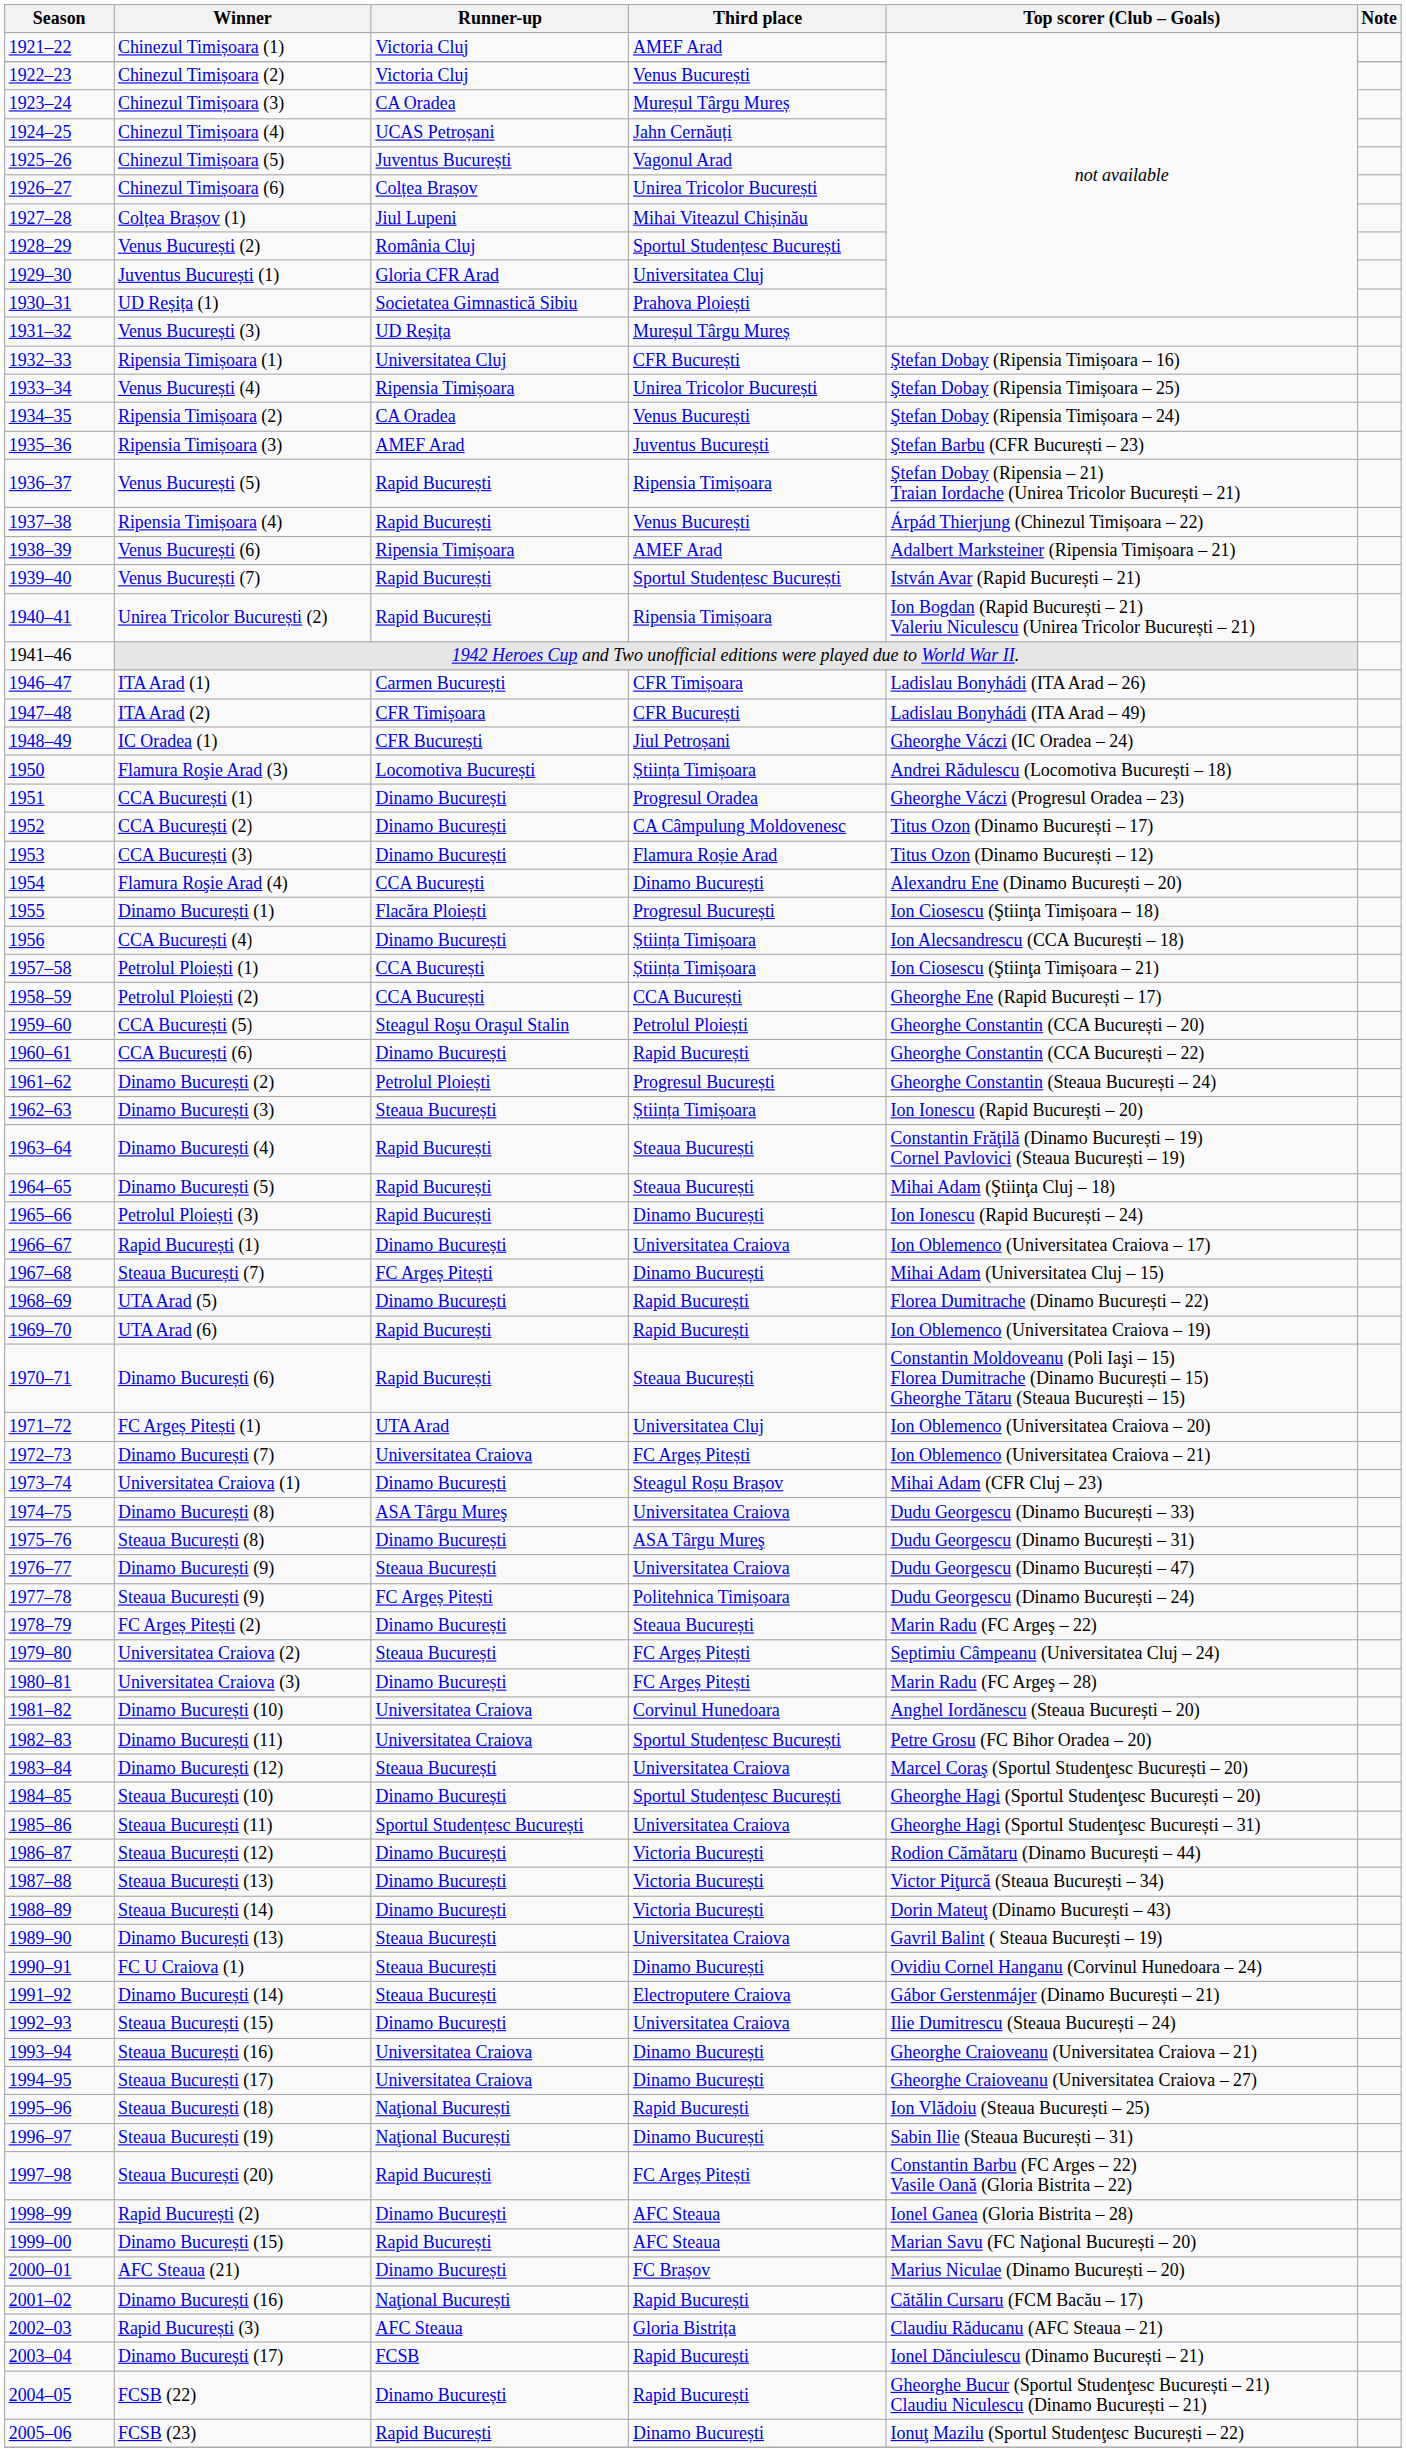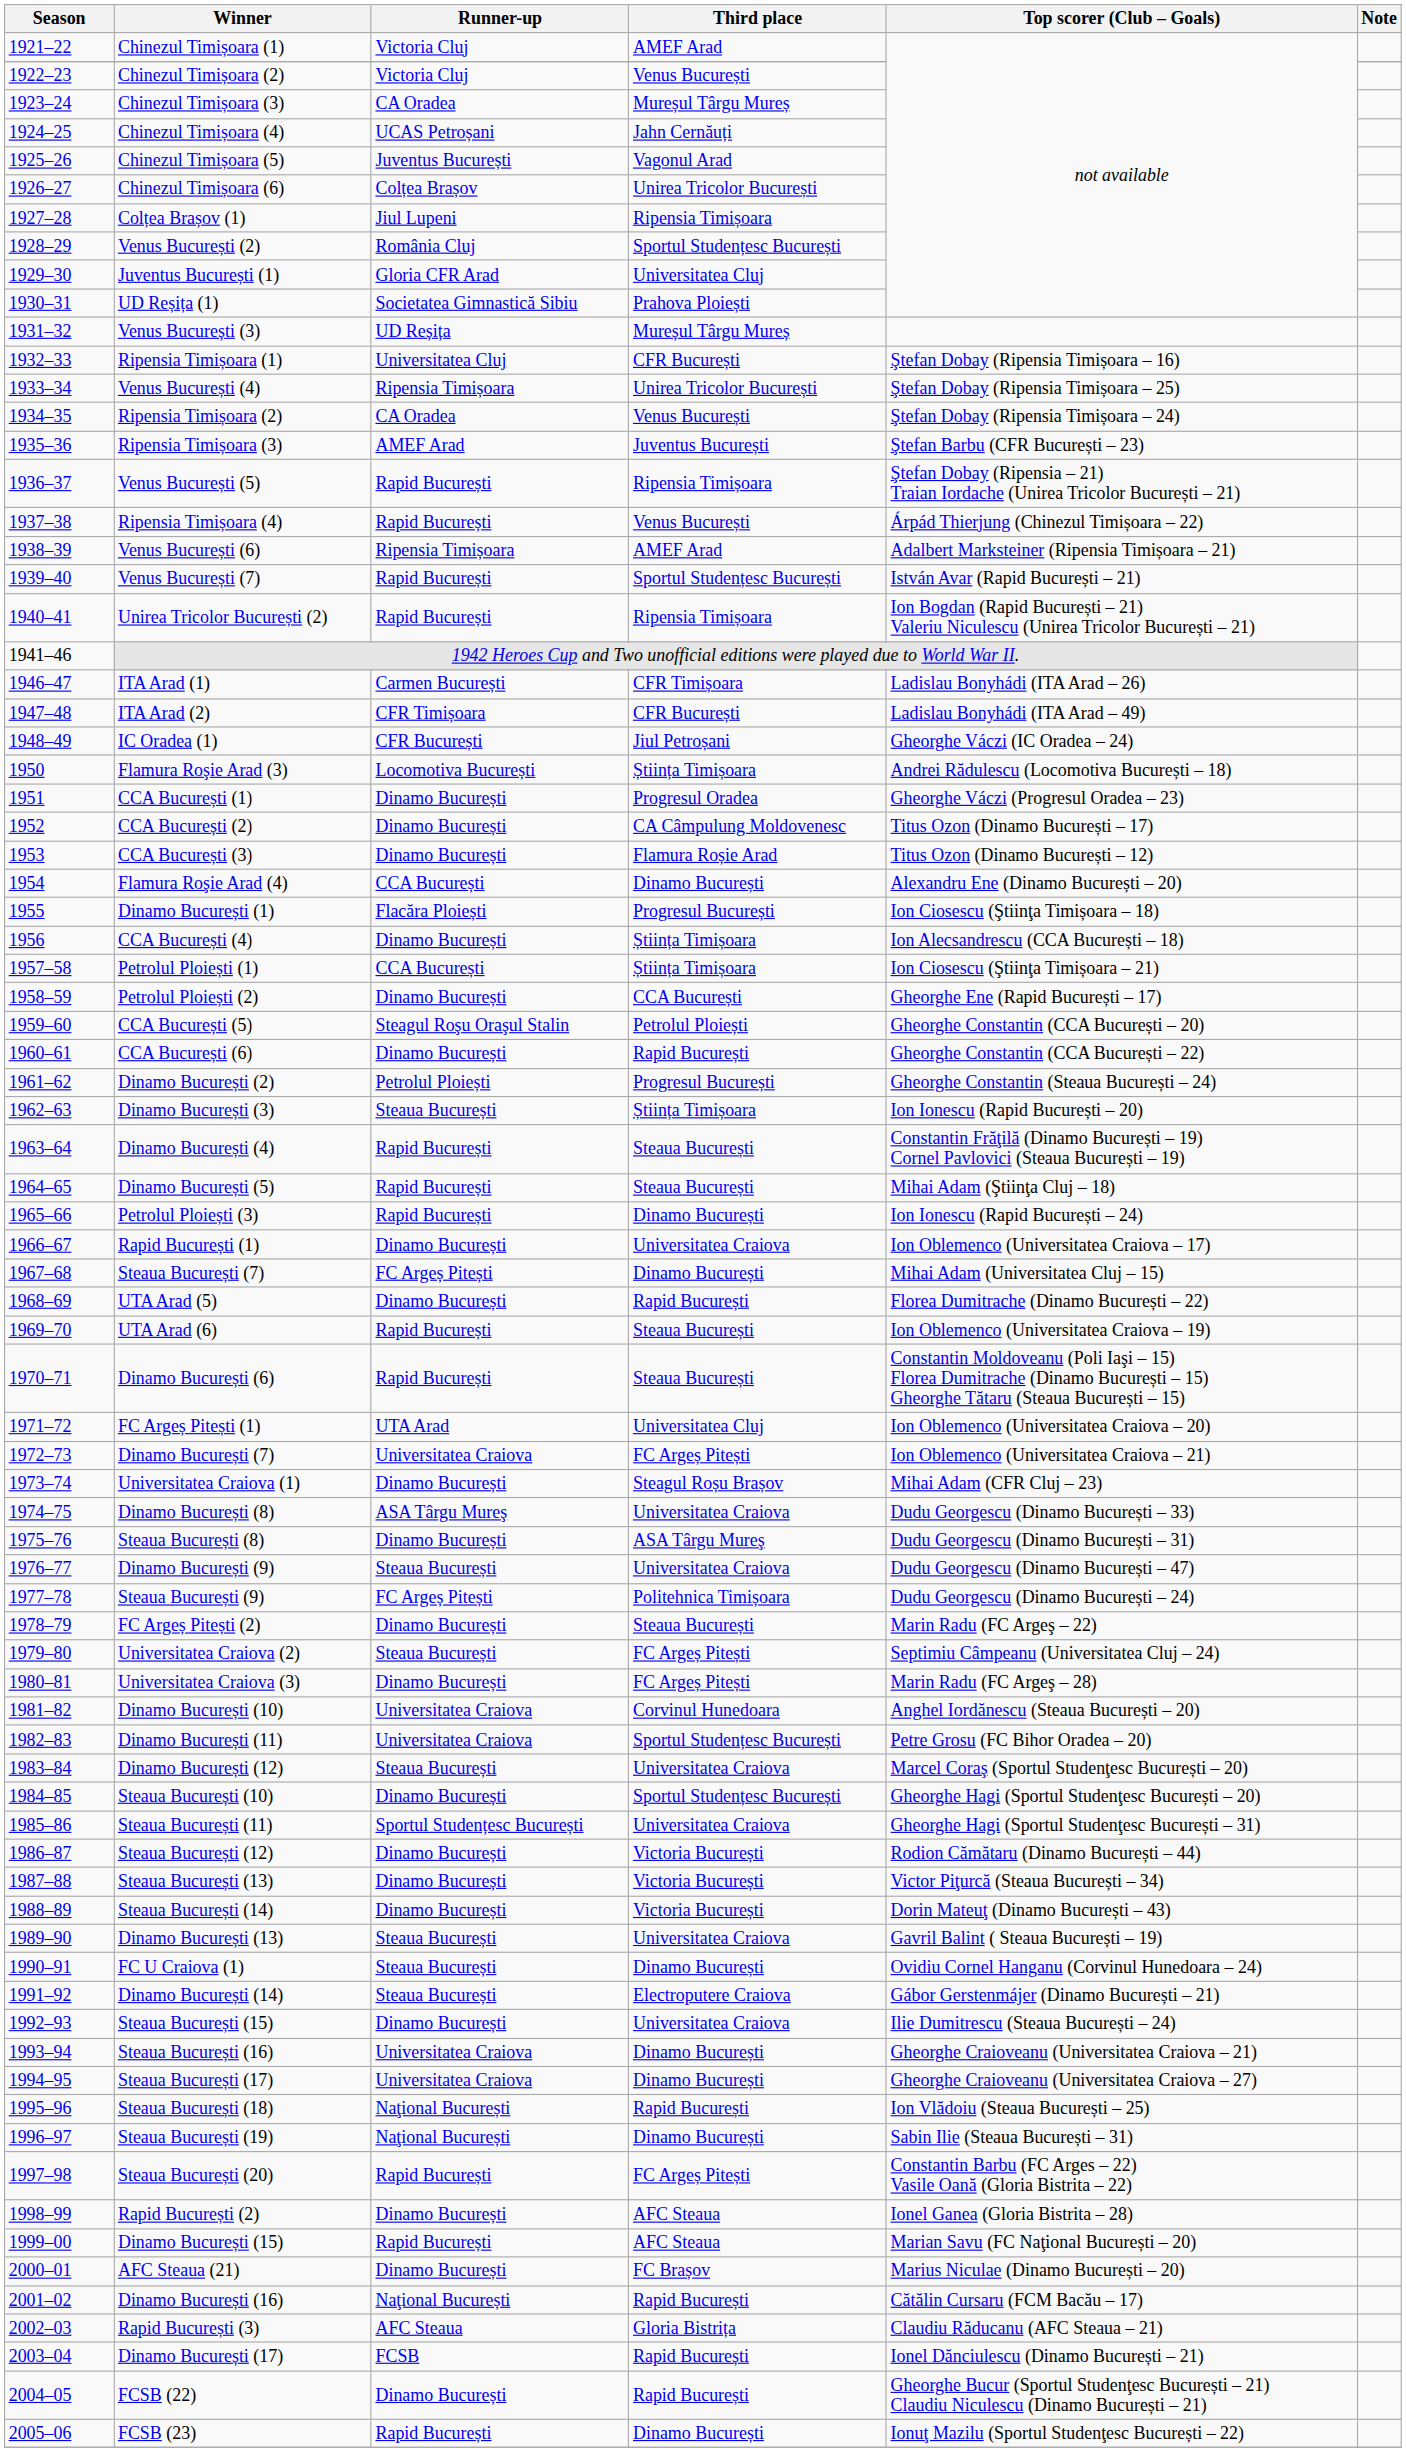(720, 217) Mihai Viteazul Chișinău -> (702, 217) Ripensia Timișoara
(430, 996) CCA București -> (441, 996) Dinamo București
(691, 1329) Rapid București -> (693, 1329) Steaua București
